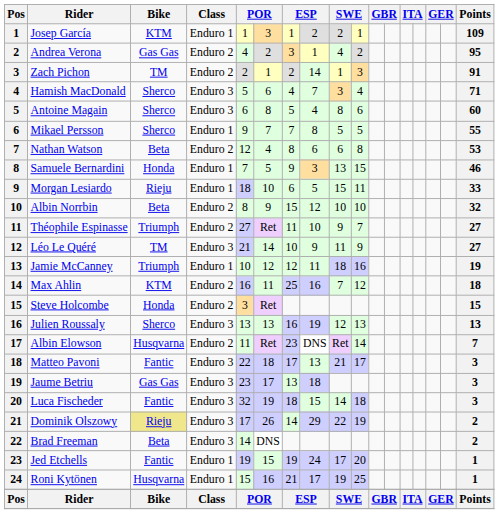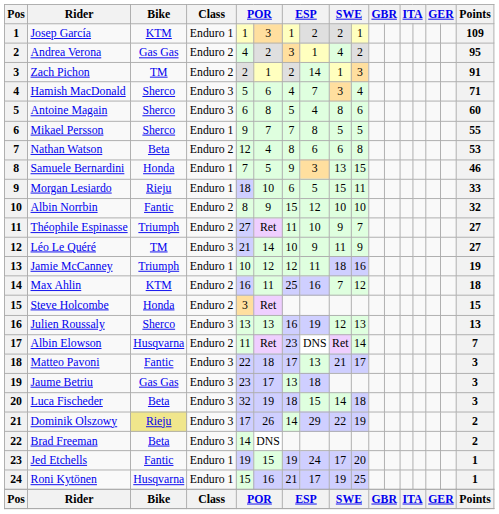(159, 208) Beta -> (159, 208) Fantic
(159, 402) Fantic -> (159, 402) Beta
